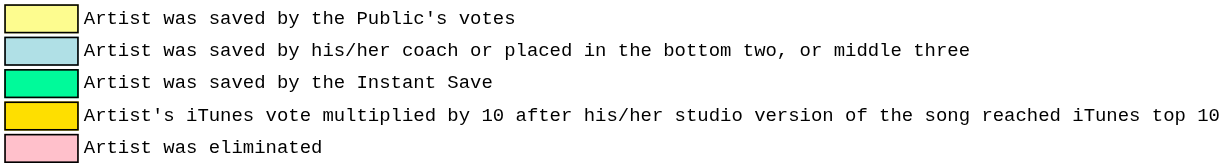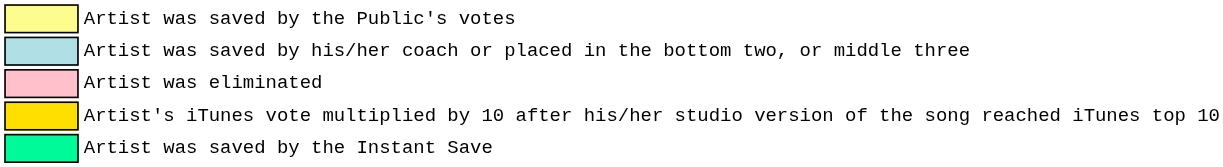rows swapped: (288, 84) <-> (203, 148)
